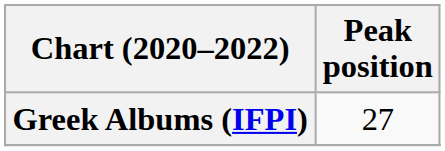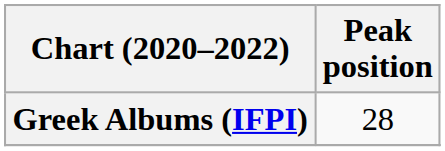(378, 118) 27 -> (378, 118) 28
